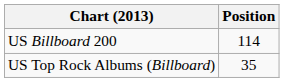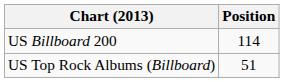(249, 65) 35 -> (249, 65) 51
